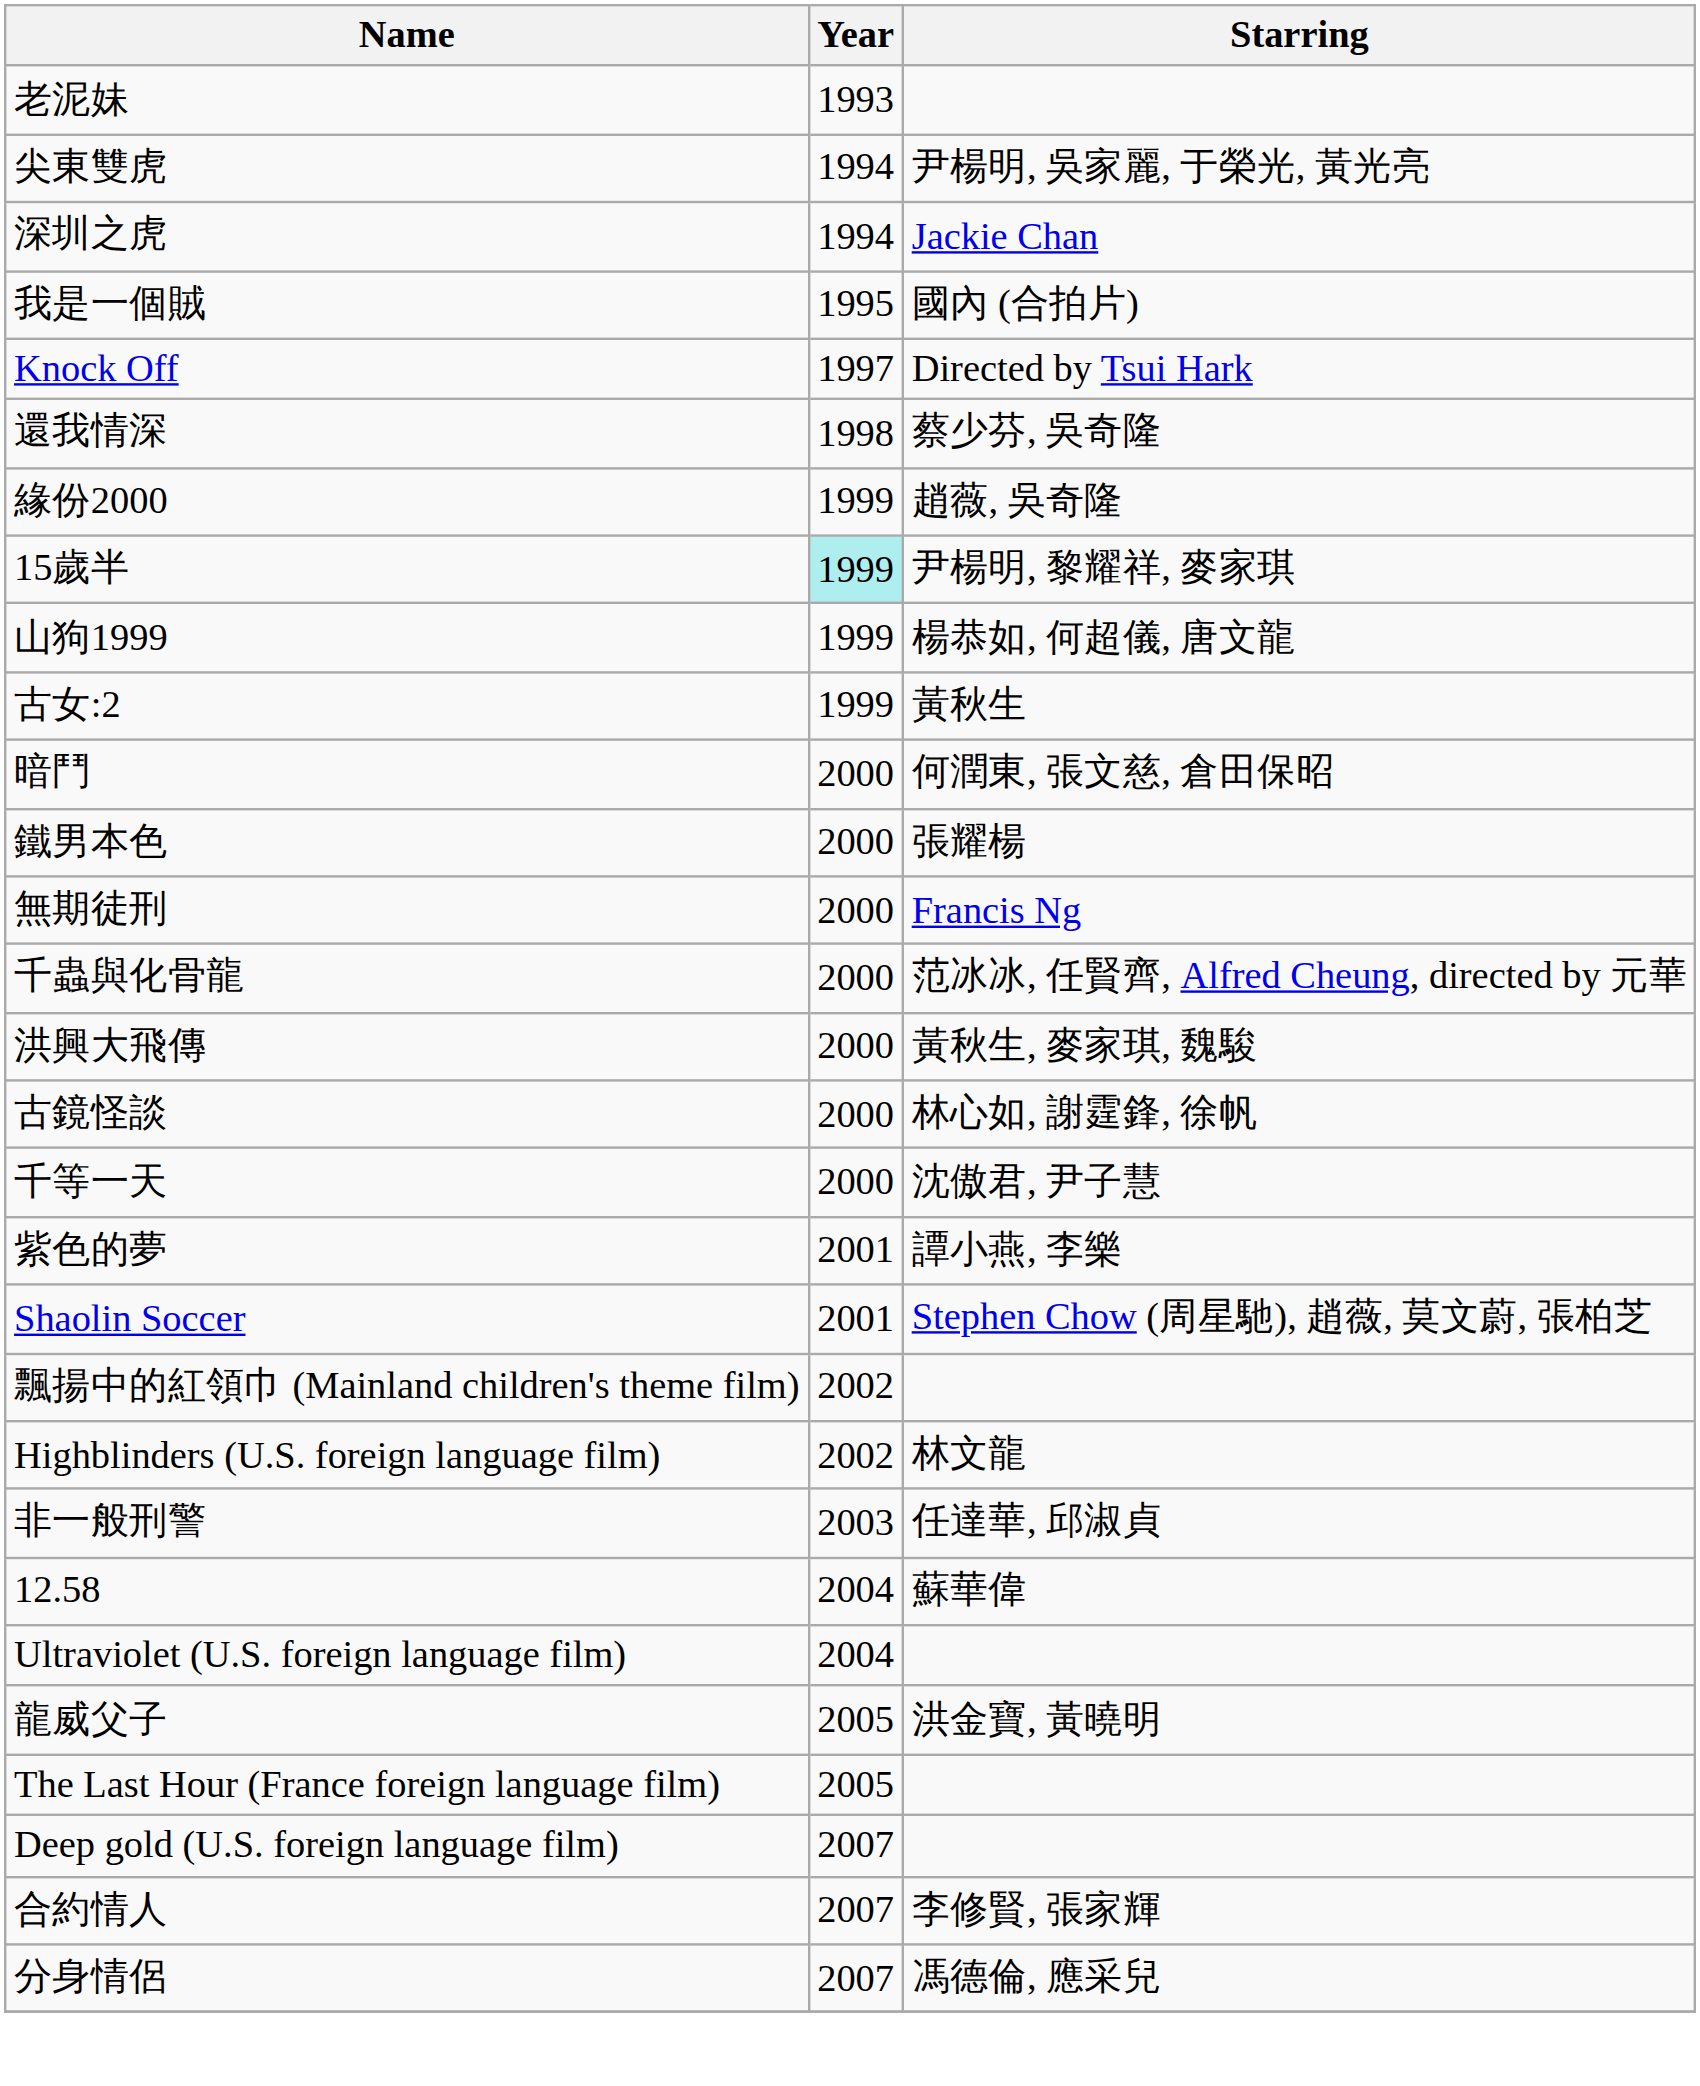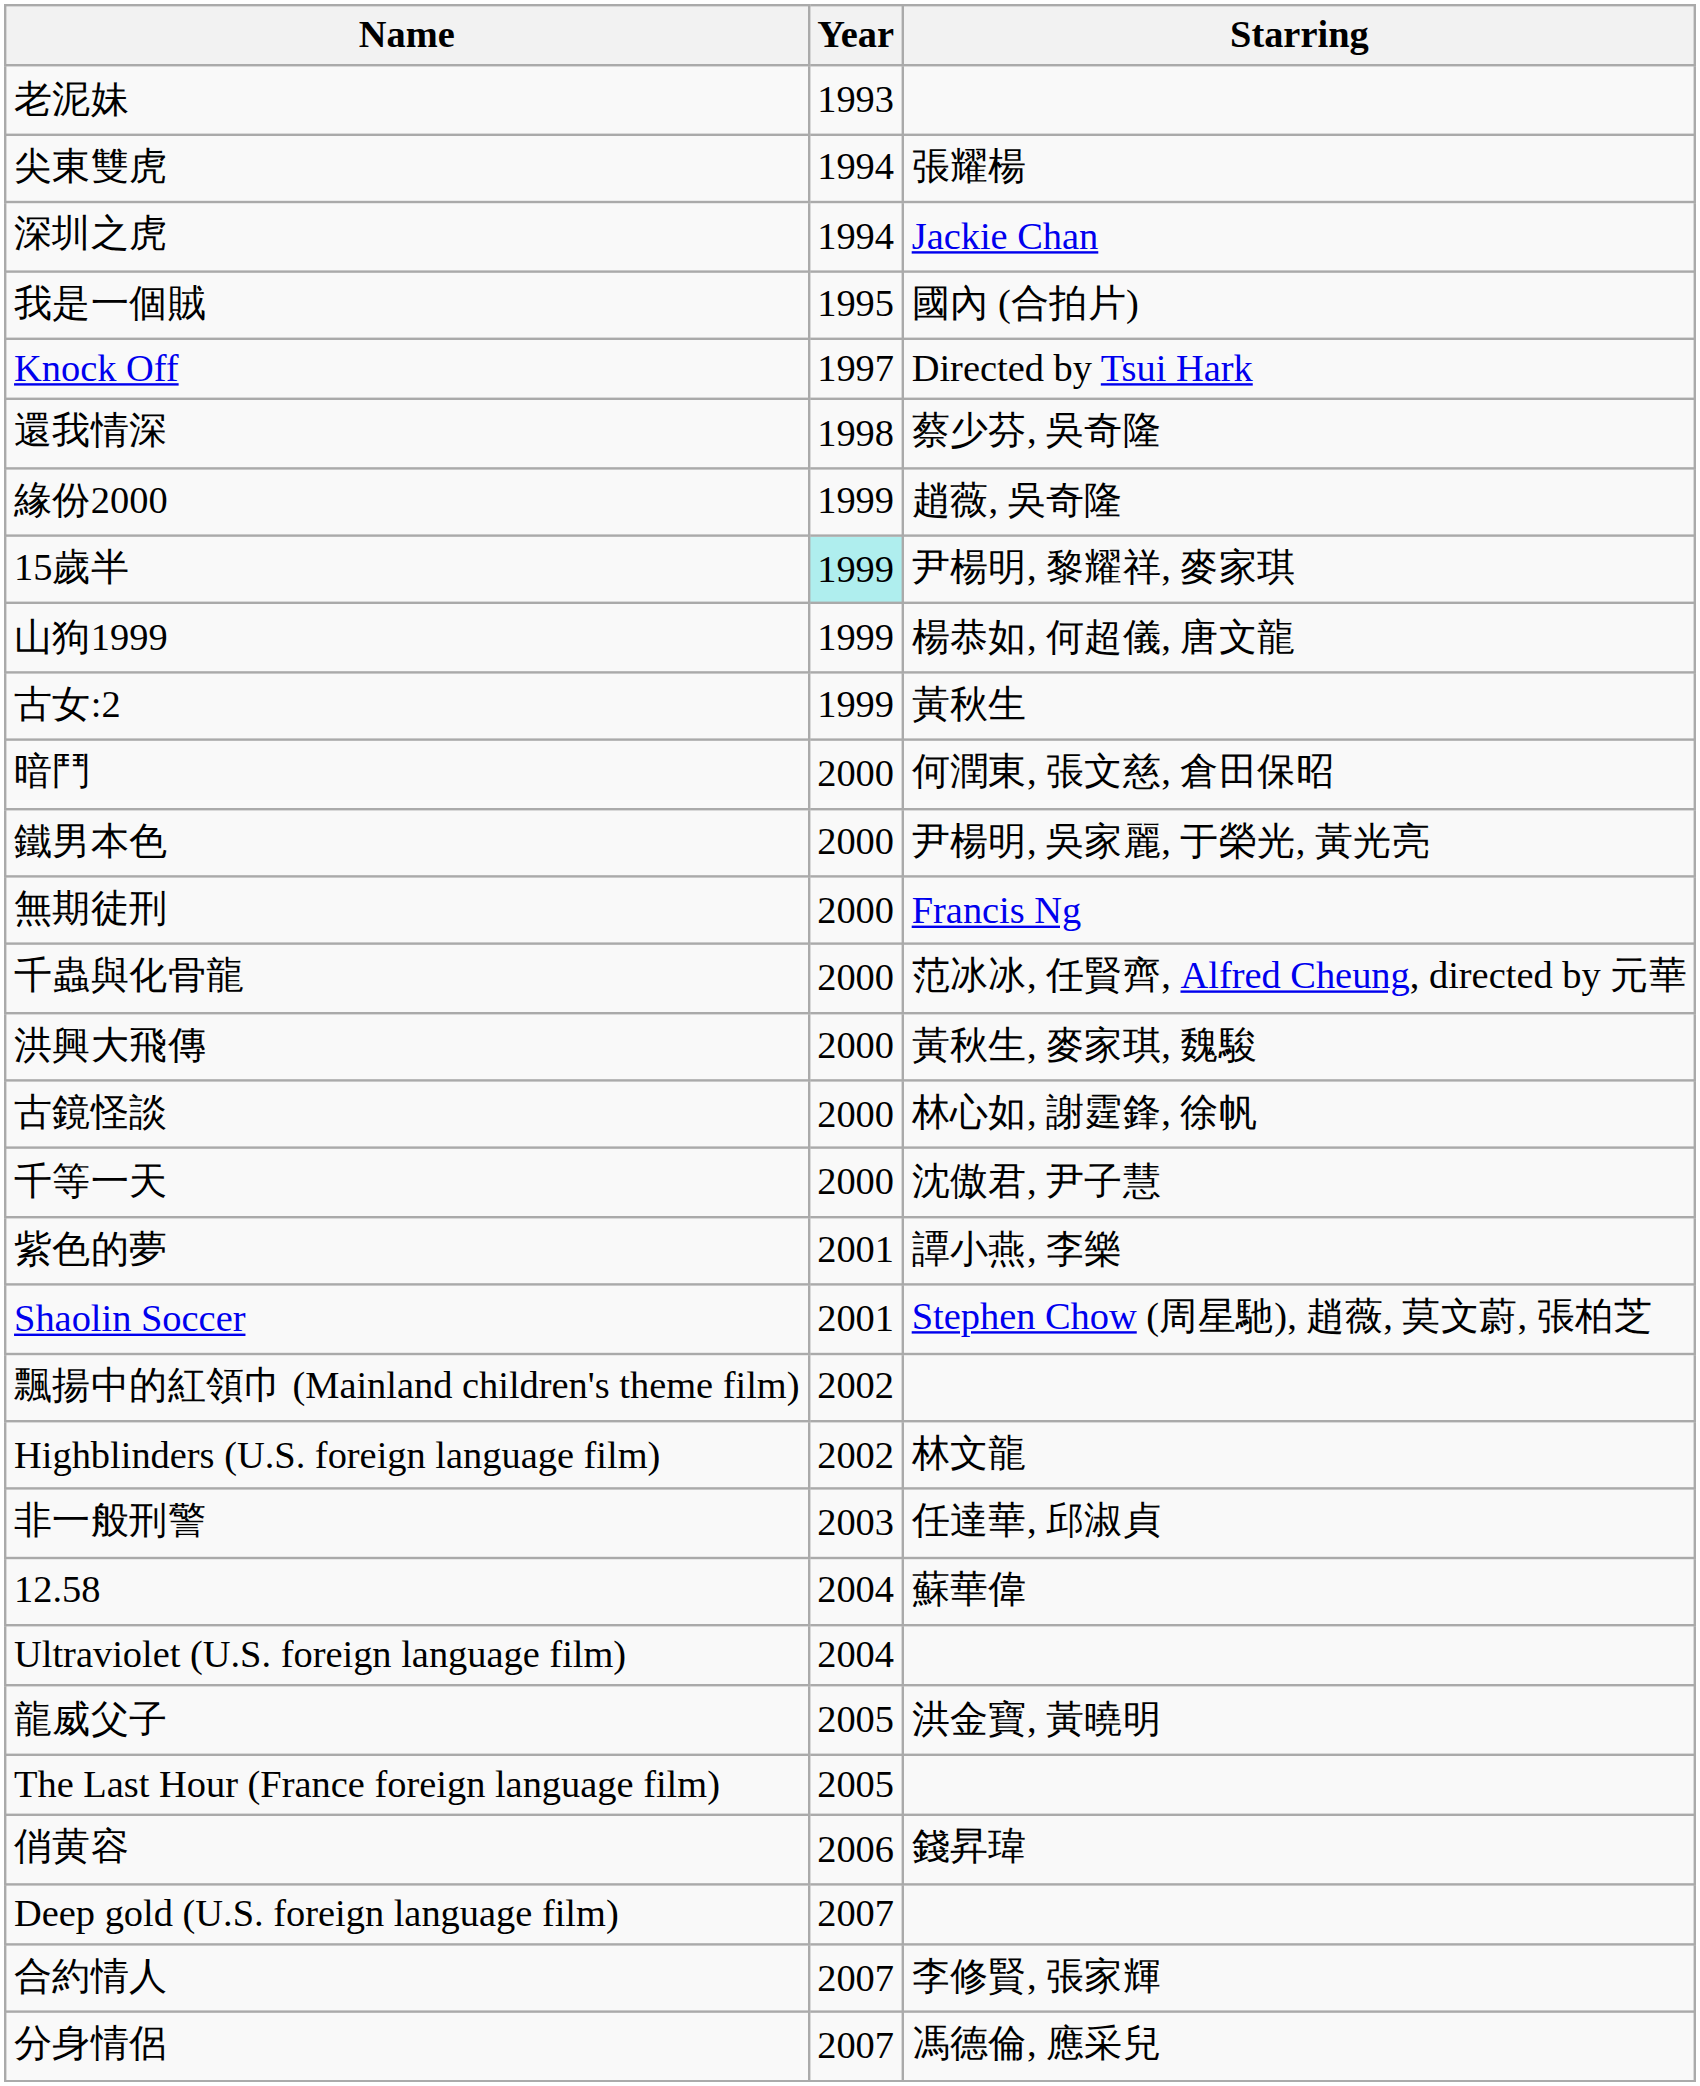(1171, 166) 尹楊明, 吳家麗, 于榮光, 黃光亮 -> (969, 166) 張耀楊
(969, 840) 張耀楊 -> (1171, 840) 尹楊明, 吳家麗, 于榮光, 黃光亮
+ row: (72, 1847)
